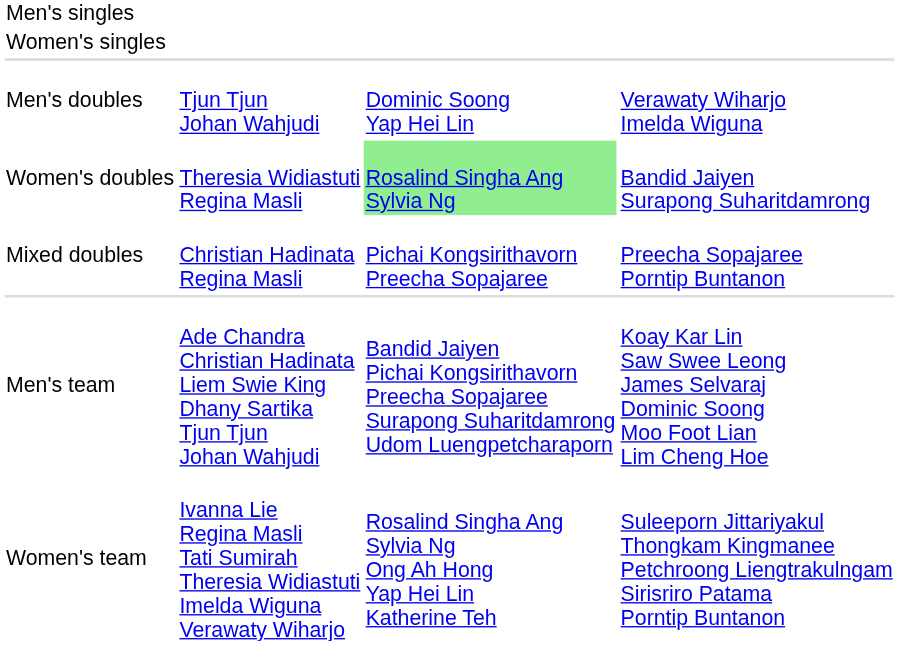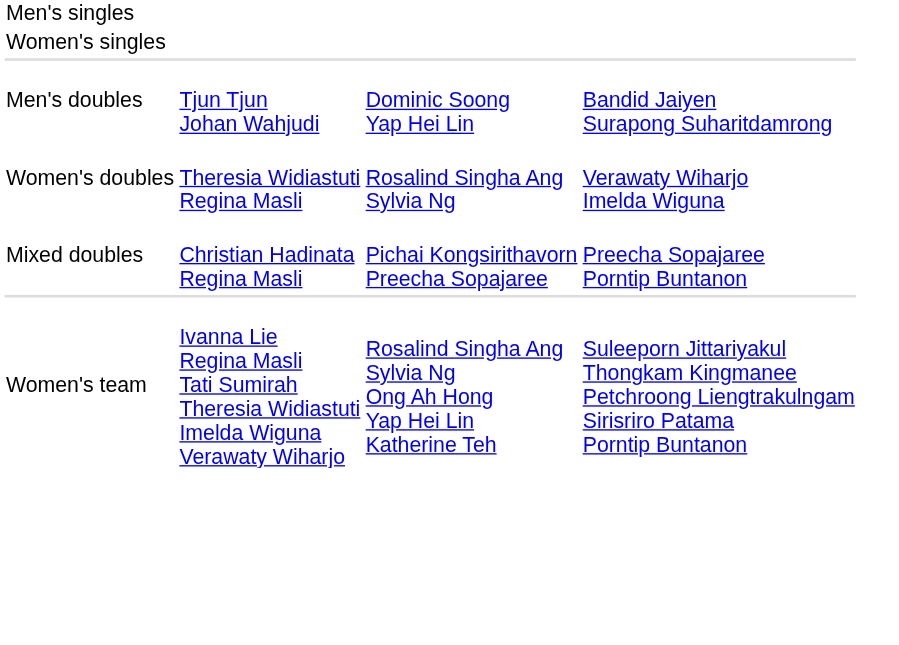(703, 112) Verawaty Wiharjo Imelda Wiguna -> (708, 112) Bandid Jaiyen Surapong Suharitdamrong
(464, 189) lightgreen background -> (464, 189) no background
(745, 189) Bandid Jaiyen Surapong Suharitdamrong -> (666, 189) Verawaty Wiharjo Imelda Wiguna
- row: (61, 385)
